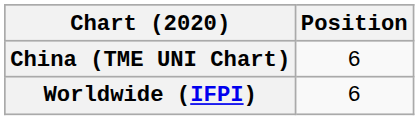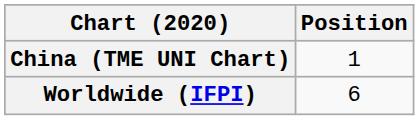(354, 59) 6 -> (354, 59) 1
